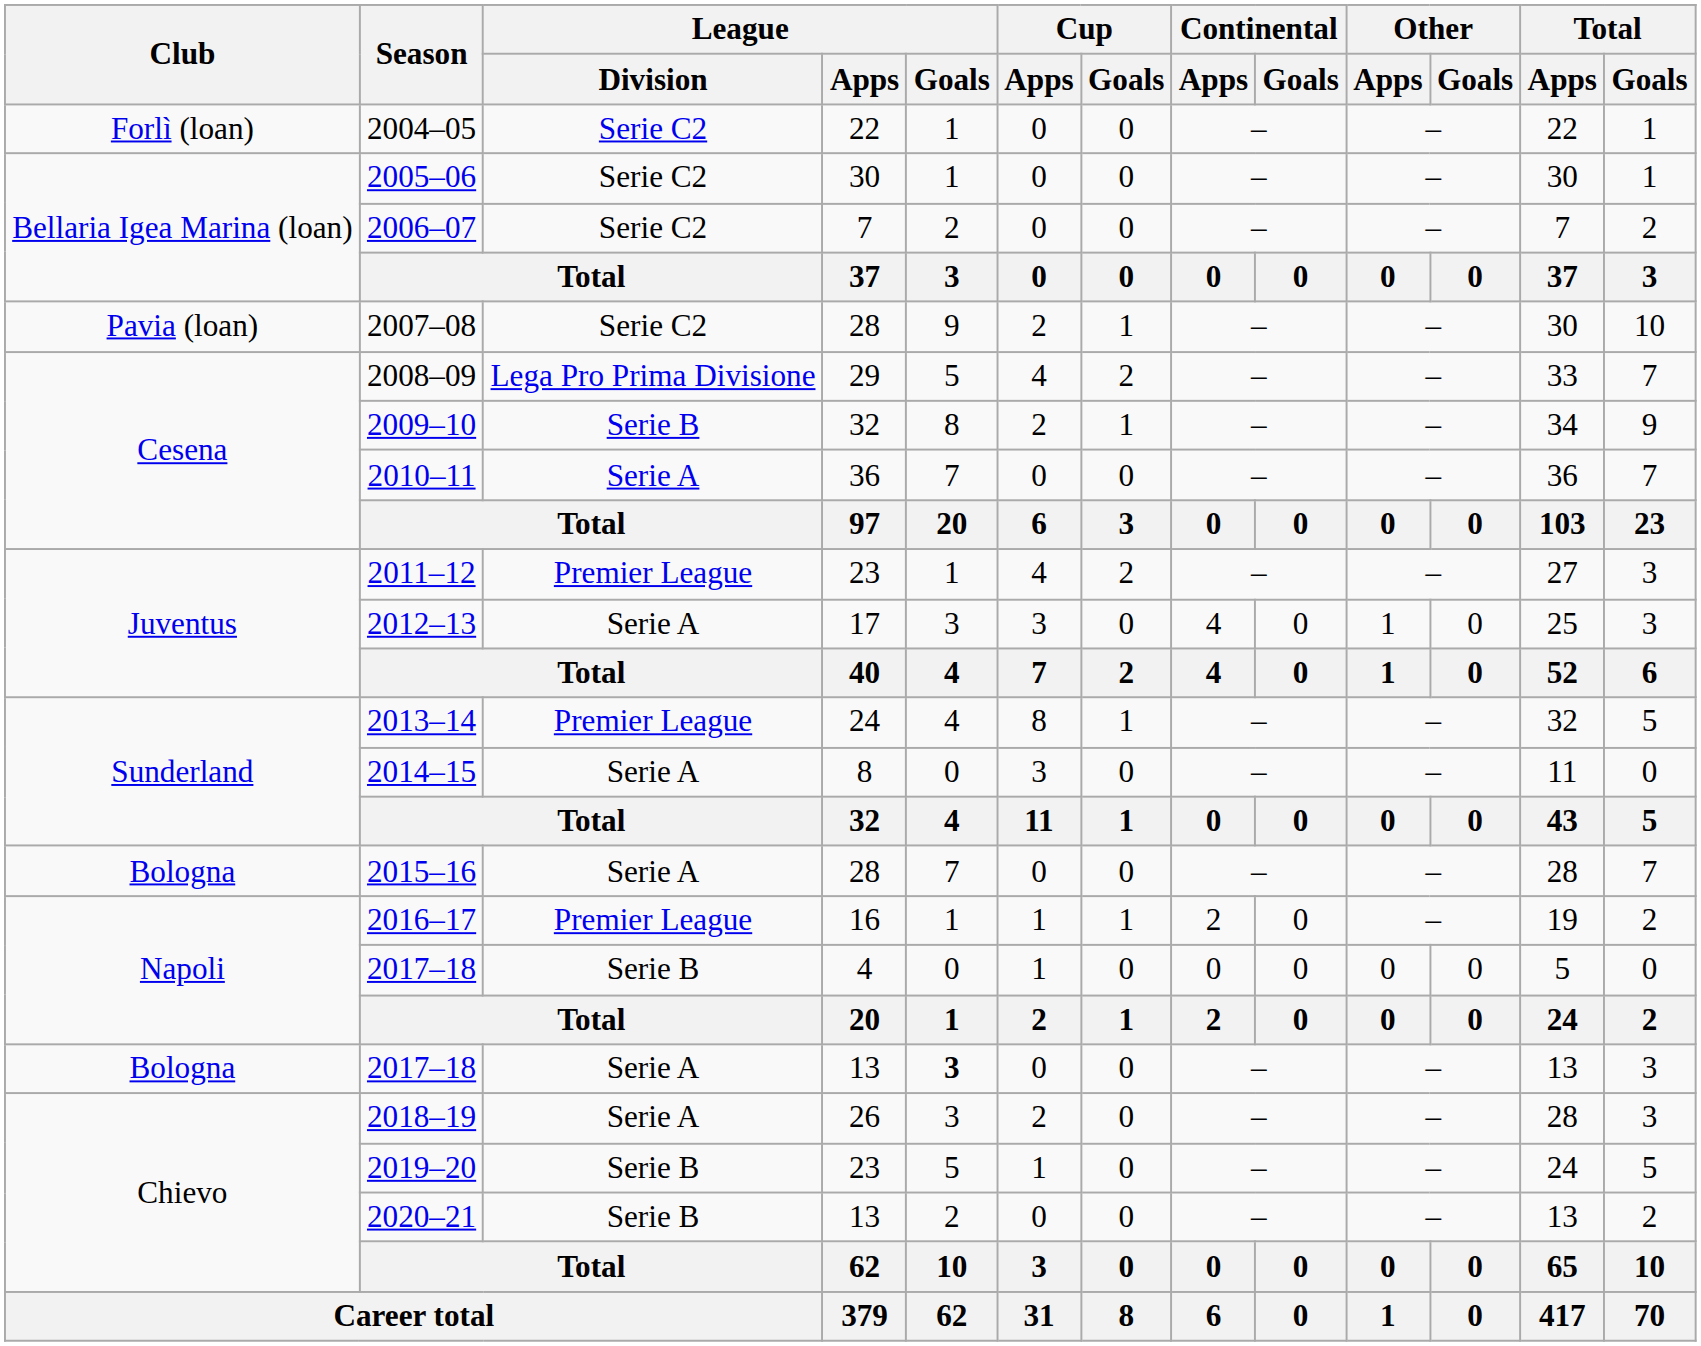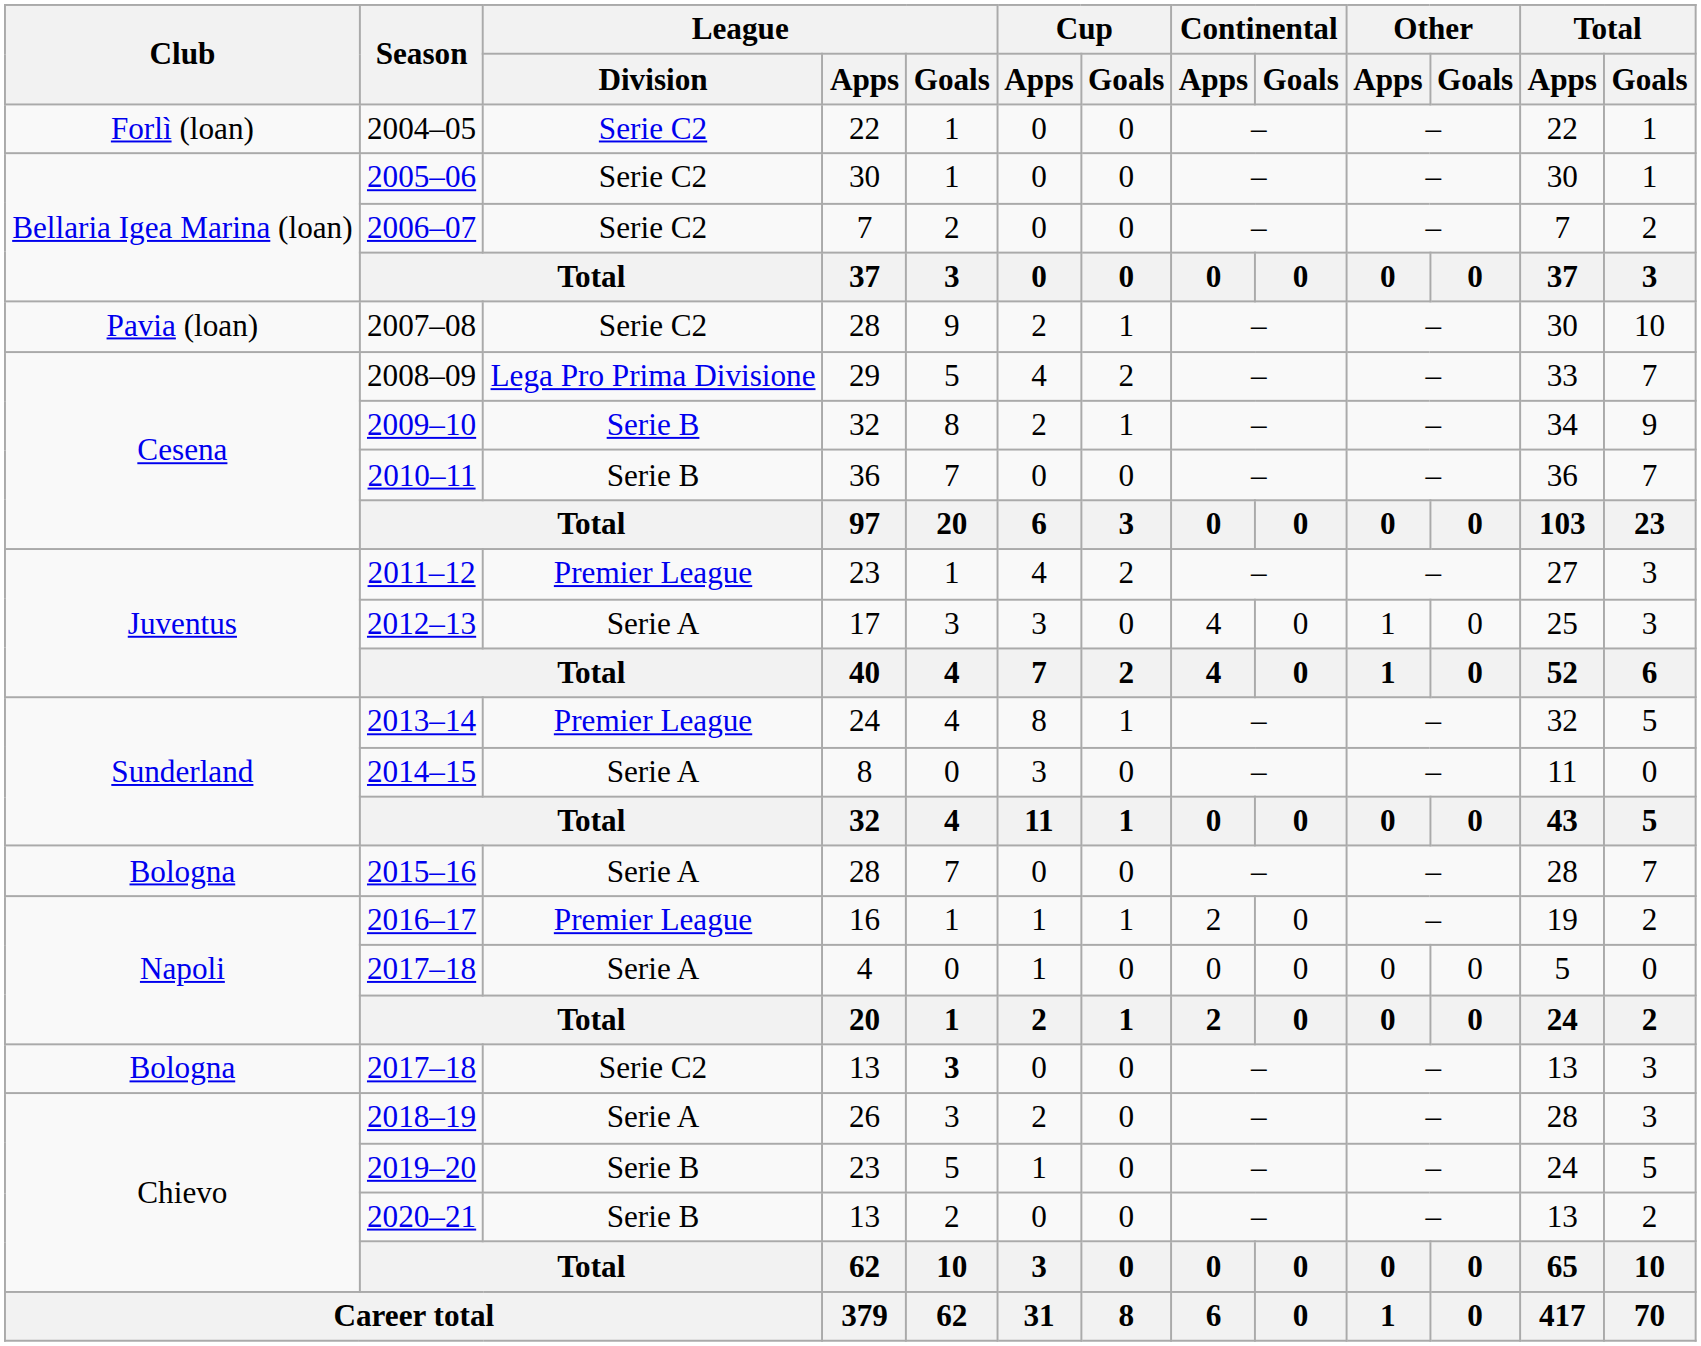(653, 474) Serie A -> (653, 474) Serie B
(653, 969) Serie B -> (653, 969) Serie A
(653, 1068) Serie A -> (653, 1068) Serie C2
